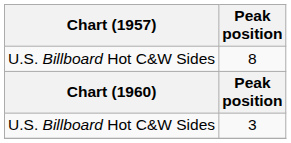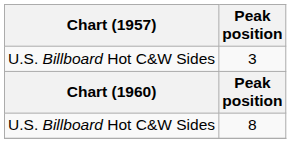rows swapped: (252, 125) <-> (252, 58)
